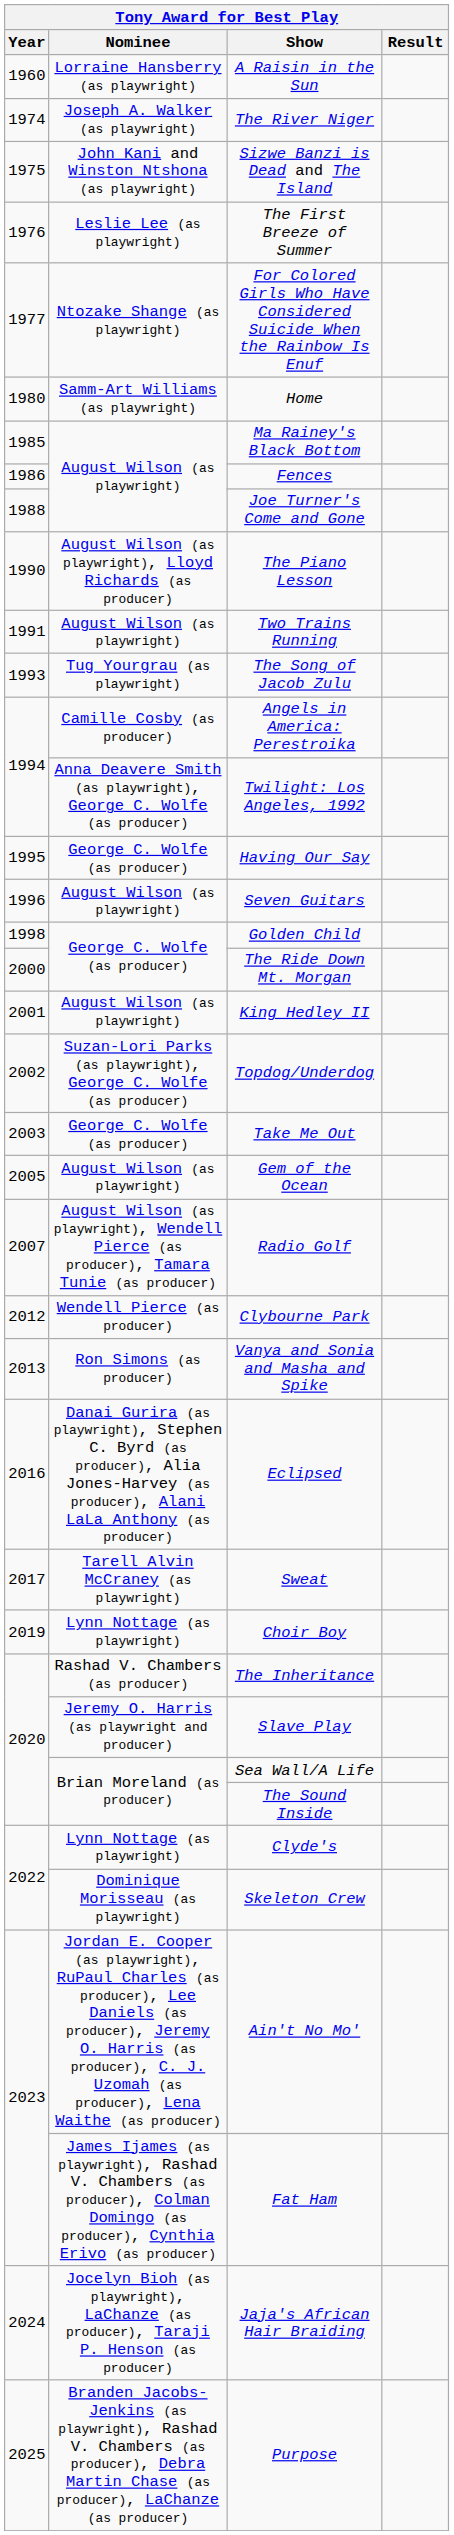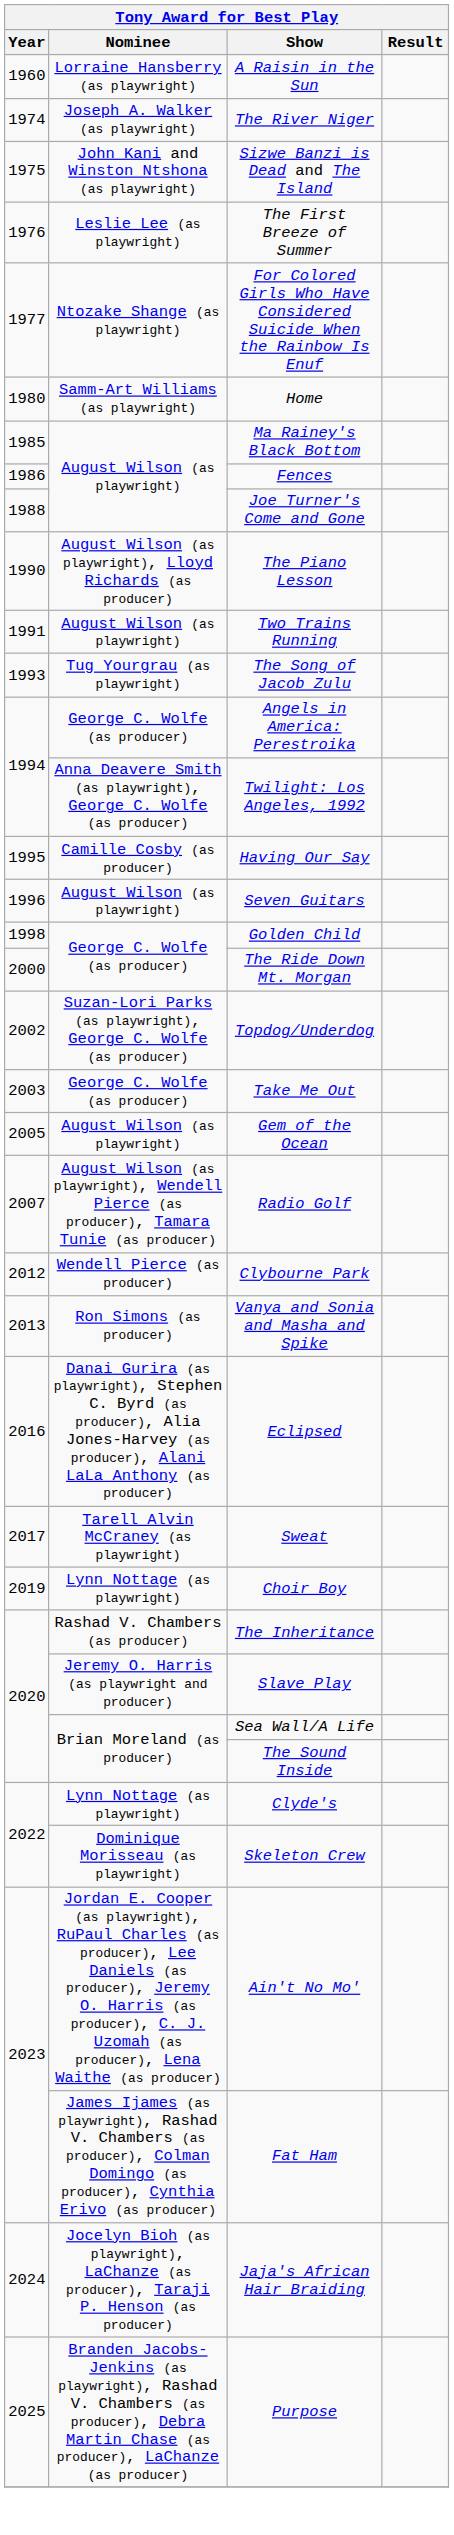(138, 727) Camille Cosby (as producer) -> (138, 727) George C. Wolfe (as producer)
(138, 857) George C. Wolfe (as producer) -> (138, 857) Camille Cosby (as producer)
- row: (305, 1012)
